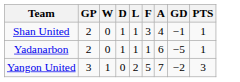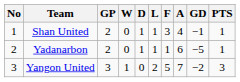+ column: (14, 13)
